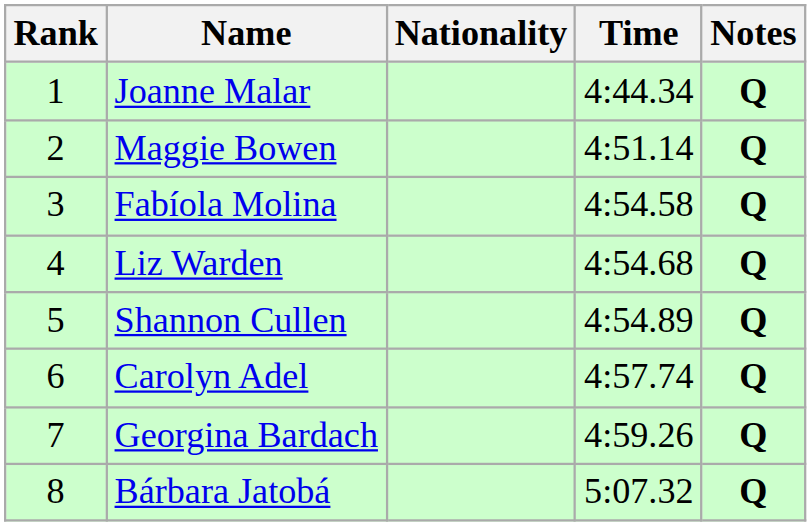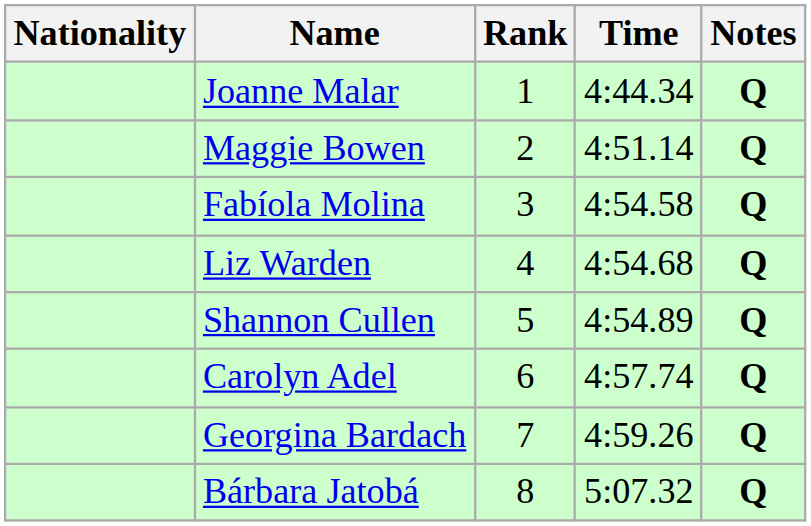columns swapped: (56, 33) <-> (481, 33)
